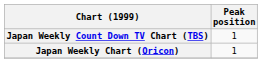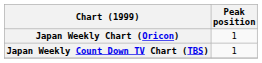rows swapped: (108, 51) <-> (108, 36)
